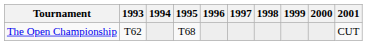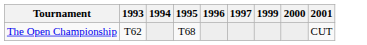- column: (268, 13)
